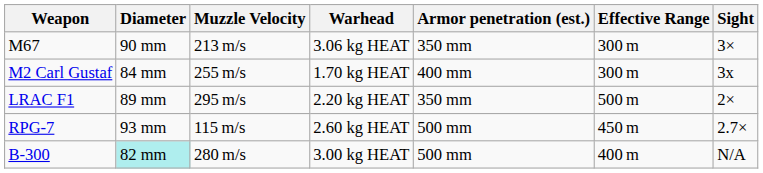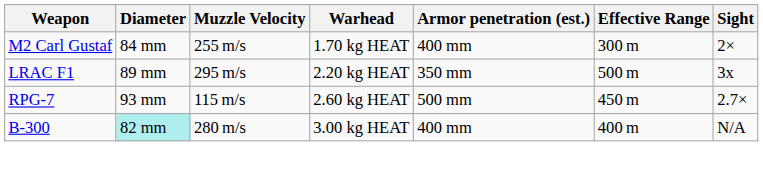- row: (24, 45)
(726, 72) 3x -> (726, 45) 2×
(726, 100) 2× -> (726, 72) 3x
(444, 154) 500 mm -> (444, 127) 400 mm
